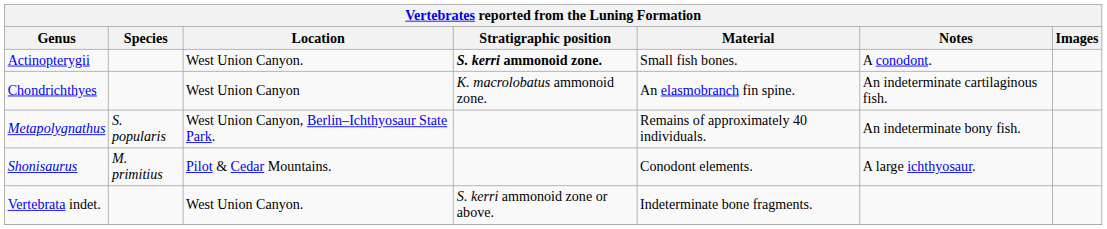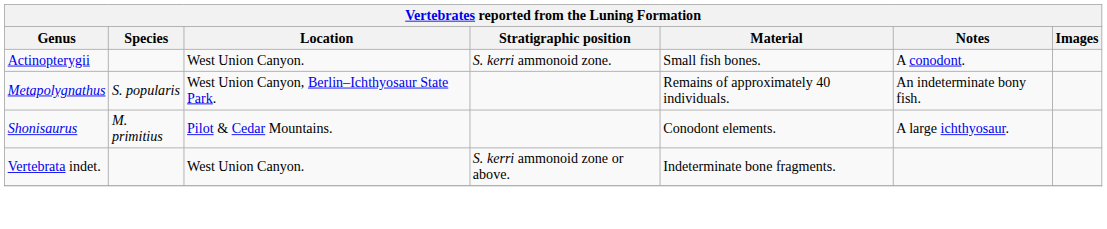(529, 60) bold -> (542, 60) normal
- row: (52, 90)
